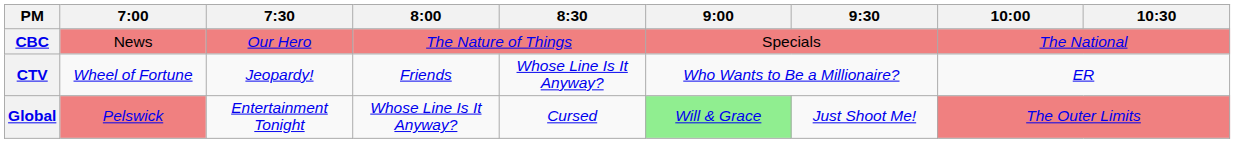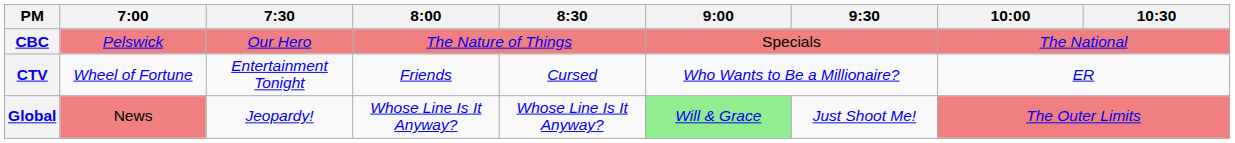(133, 41) News -> (133, 41) Pelswick
(279, 74) Jeopardy! -> (279, 74) Entertainment Tonight
(572, 74) Whose Line Is It Anyway? -> (572, 74) Cursed
(133, 116) Pelswick -> (133, 116) News
(279, 116) Entertainment Tonight -> (279, 116) Jeopardy!
(572, 116) Cursed -> (572, 116) Whose Line Is It Anyway?
